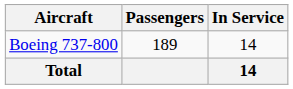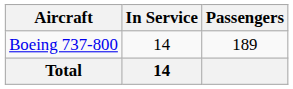columns swapped: (248, 17) <-> (165, 17)
